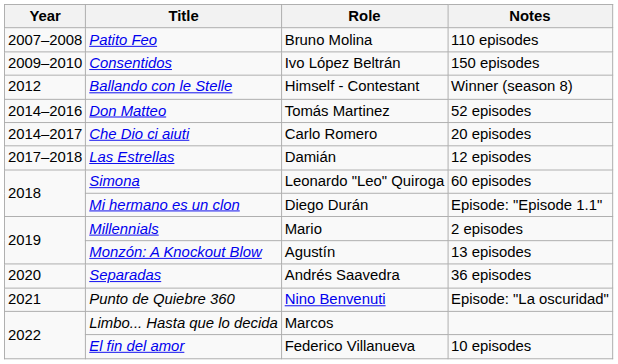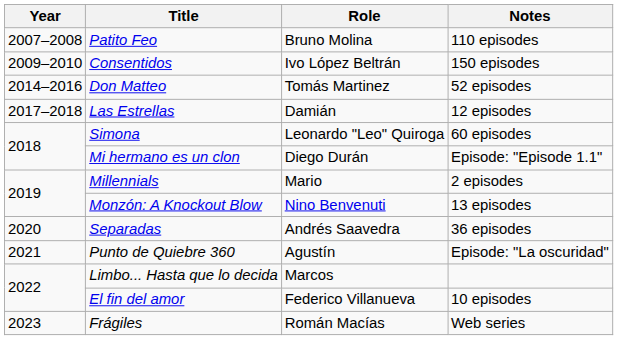- row: (161, 87)
- row: (139, 134)
(310, 252) Agustín -> (335, 205) Nino Benvenuti
(335, 299) Nino Benvenuti -> (310, 252) Agustín
+ row: (116, 323)
